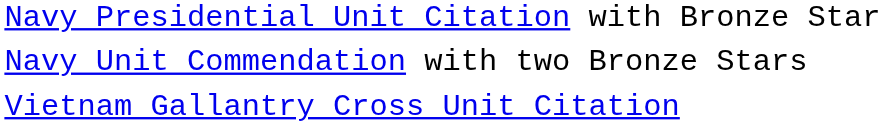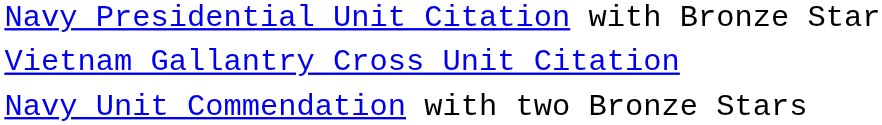rows swapped: (406, 62) <-> (342, 106)
